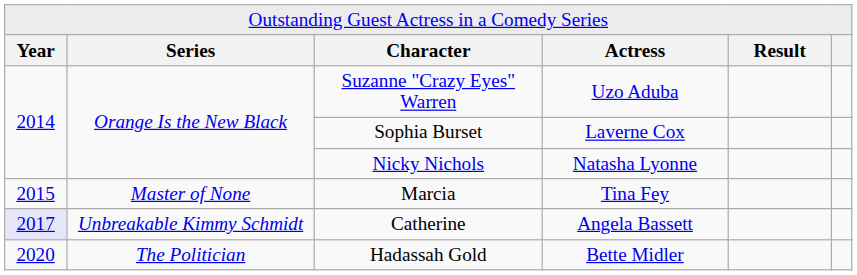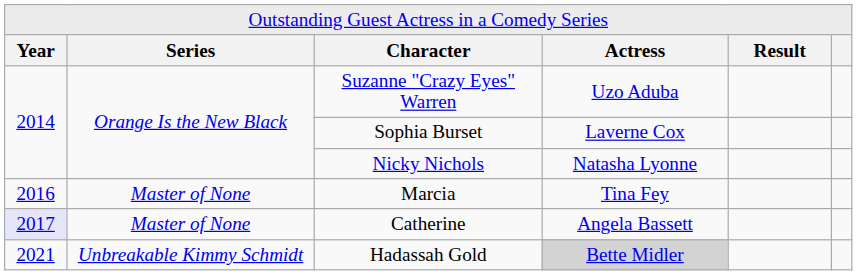(36, 193) 2015 -> (36, 193) 2016
(191, 224) Unbreakable Kimmy Schmidt -> (191, 224) Master of None
(36, 254) 2020 -> (36, 254) 2021
(191, 254) The Politician -> (191, 254) Unbreakable Kimmy Schmidt
(635, 254) no background -> (635, 254) lightgrey background
